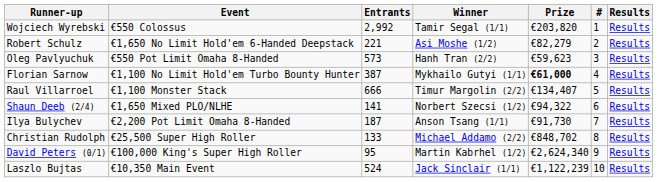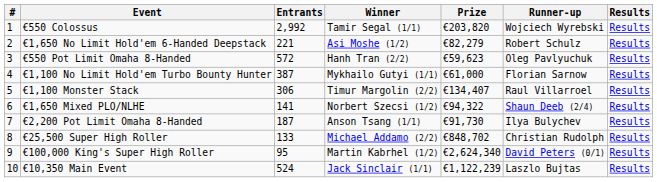columns swapped: (599, 12) <-> (56, 12)
(373, 59) 573 -> (285, 59) 572
(551, 75) bold -> (463, 75) normal
(373, 91) 666 -> (285, 91) 306
